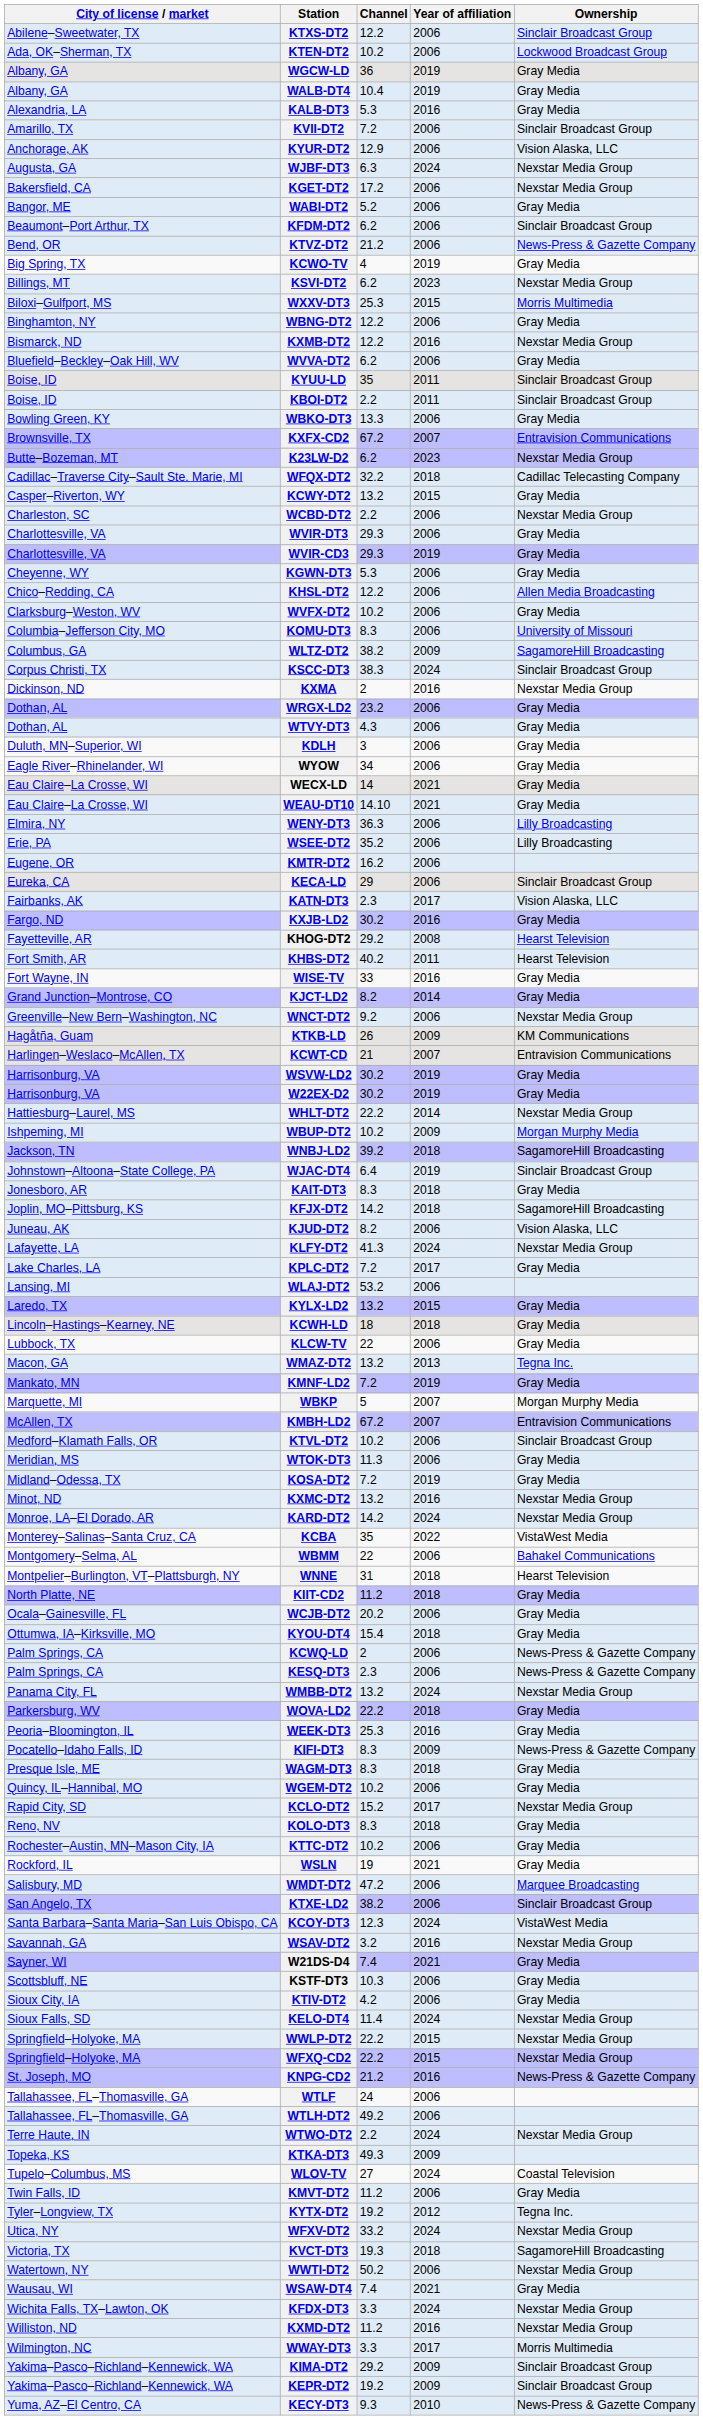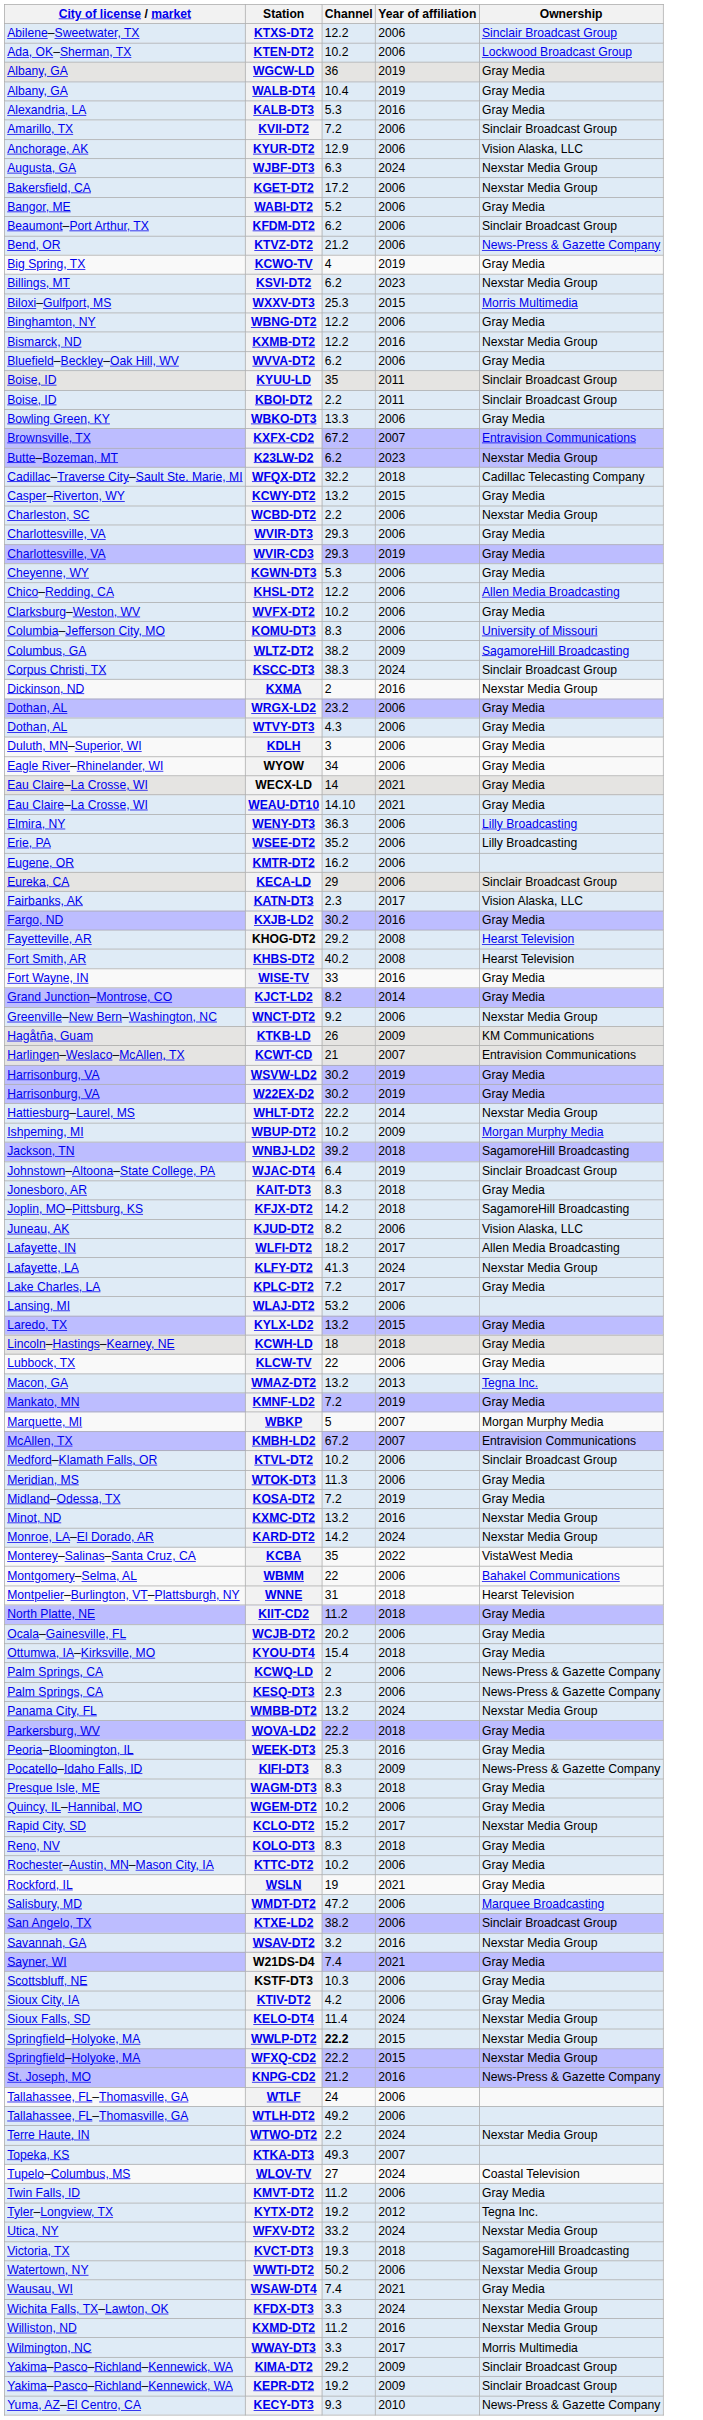(426, 959) 2011 -> (392, 959) 2008
+ row: (284, 1248)
- row: (319, 1923)
(372, 2039) normal -> (337, 2039) bold
(427, 2154) 2009 -> (392, 2154) 2007
